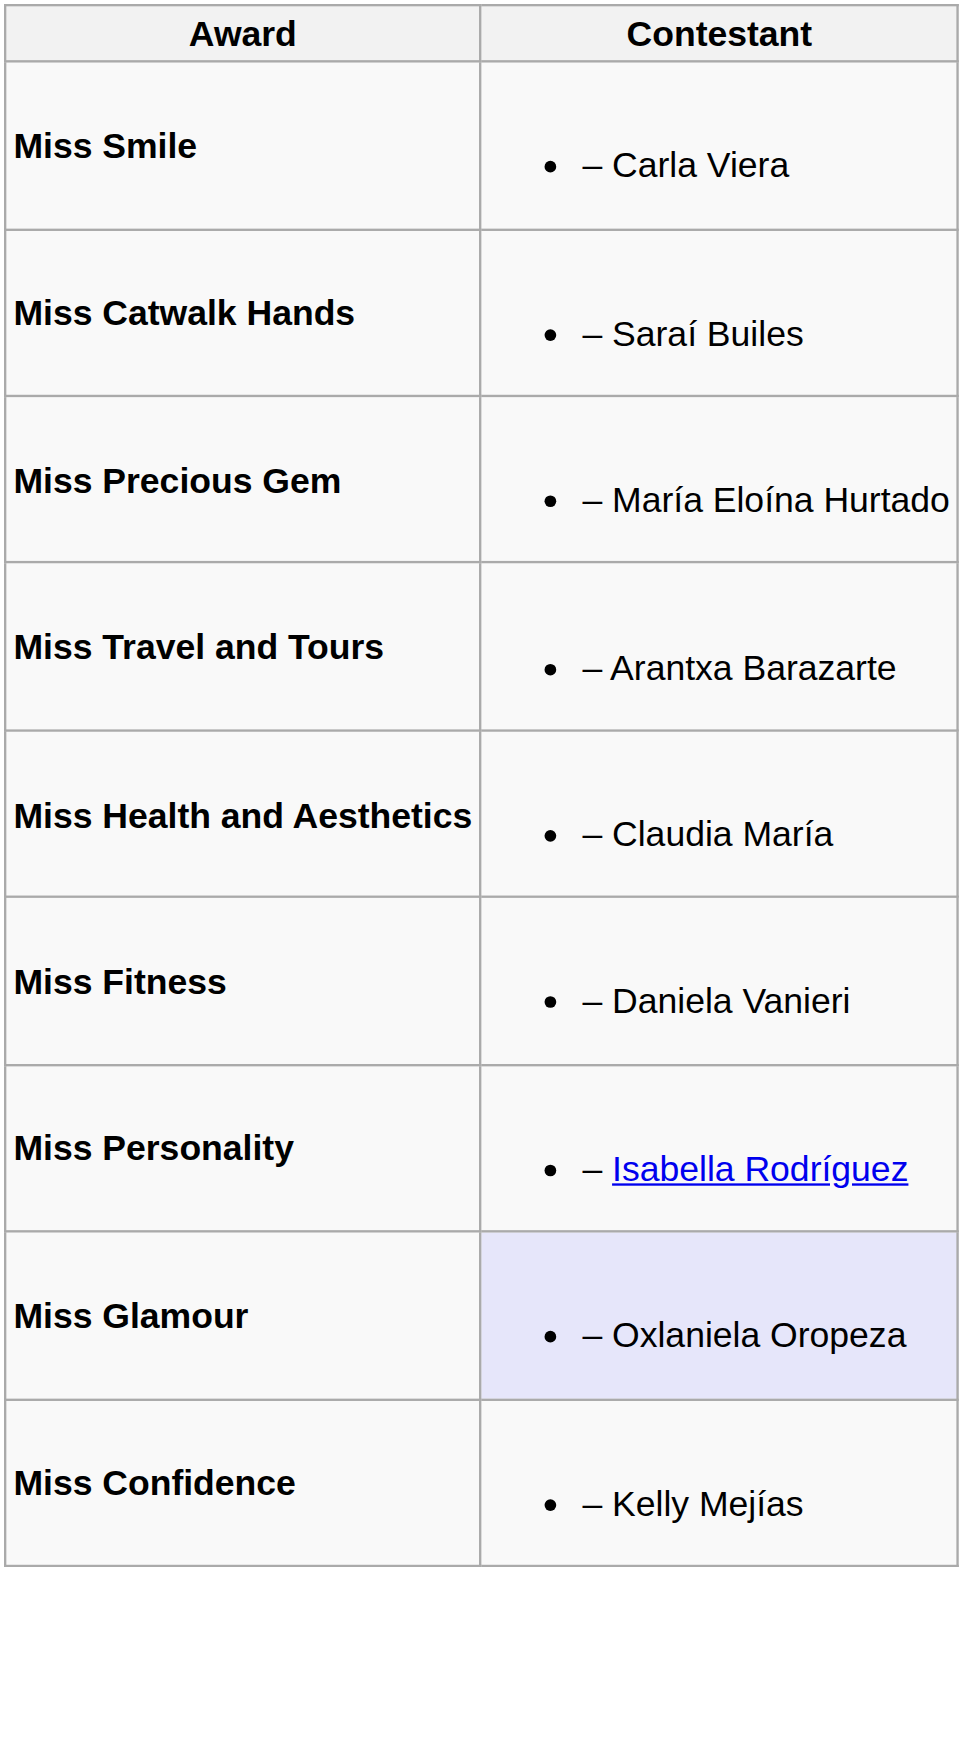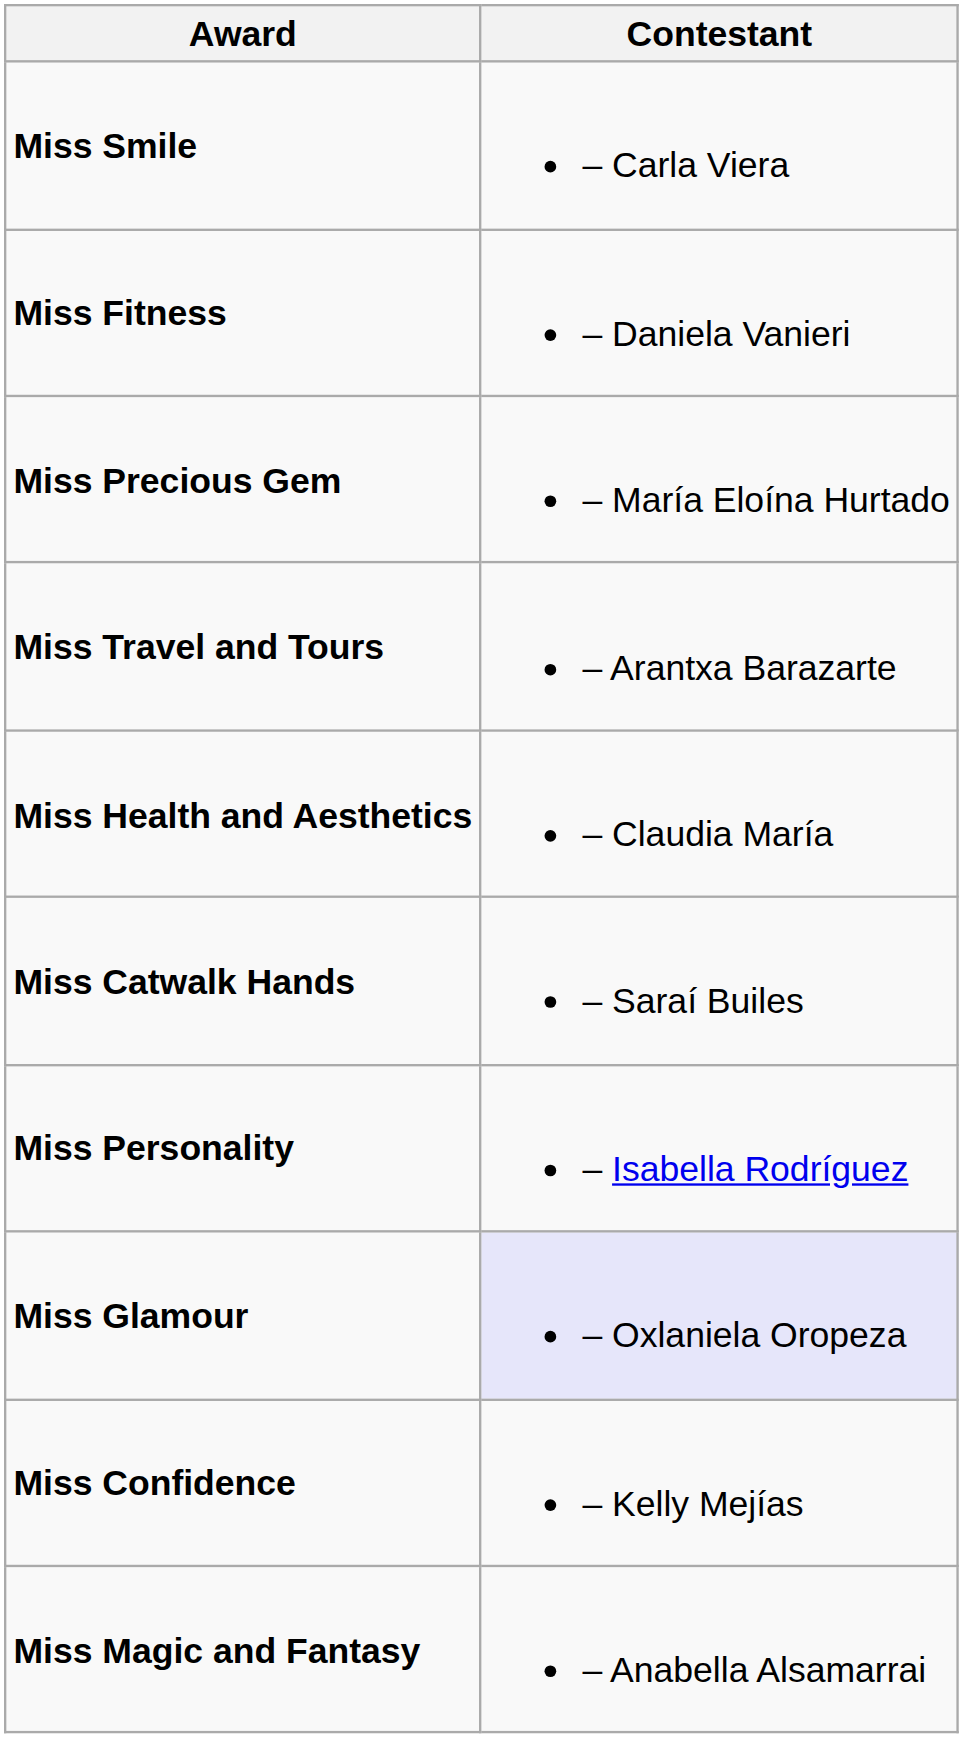rows swapped: (184, 312) <-> (120, 981)
+ row: (217, 1650)
